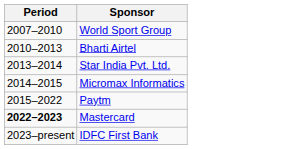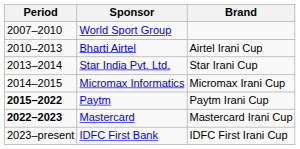+ column: (241, 13)
(35, 100) normal -> (35, 100) bold
